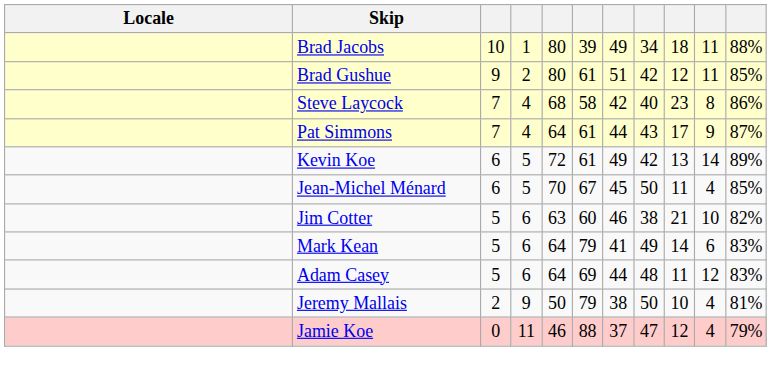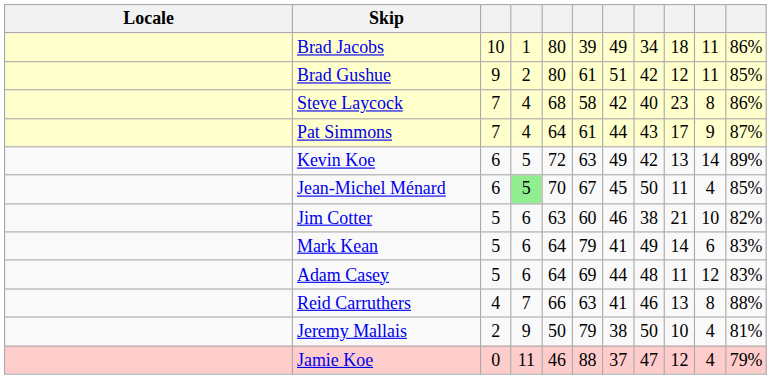(746, 47) 88% -> (746, 47) 86%
(588, 160) 61 -> (588, 160) 63
(526, 189) no background -> (526, 189) lightgreen background
+ row: (354, 302)
